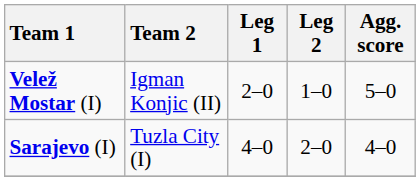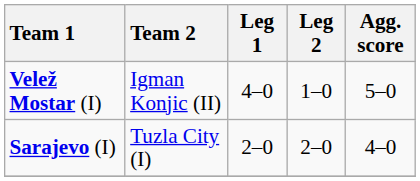(257, 90) 2–0 -> (257, 90) 4–0
(257, 147) 4–0 -> (257, 147) 2–0
